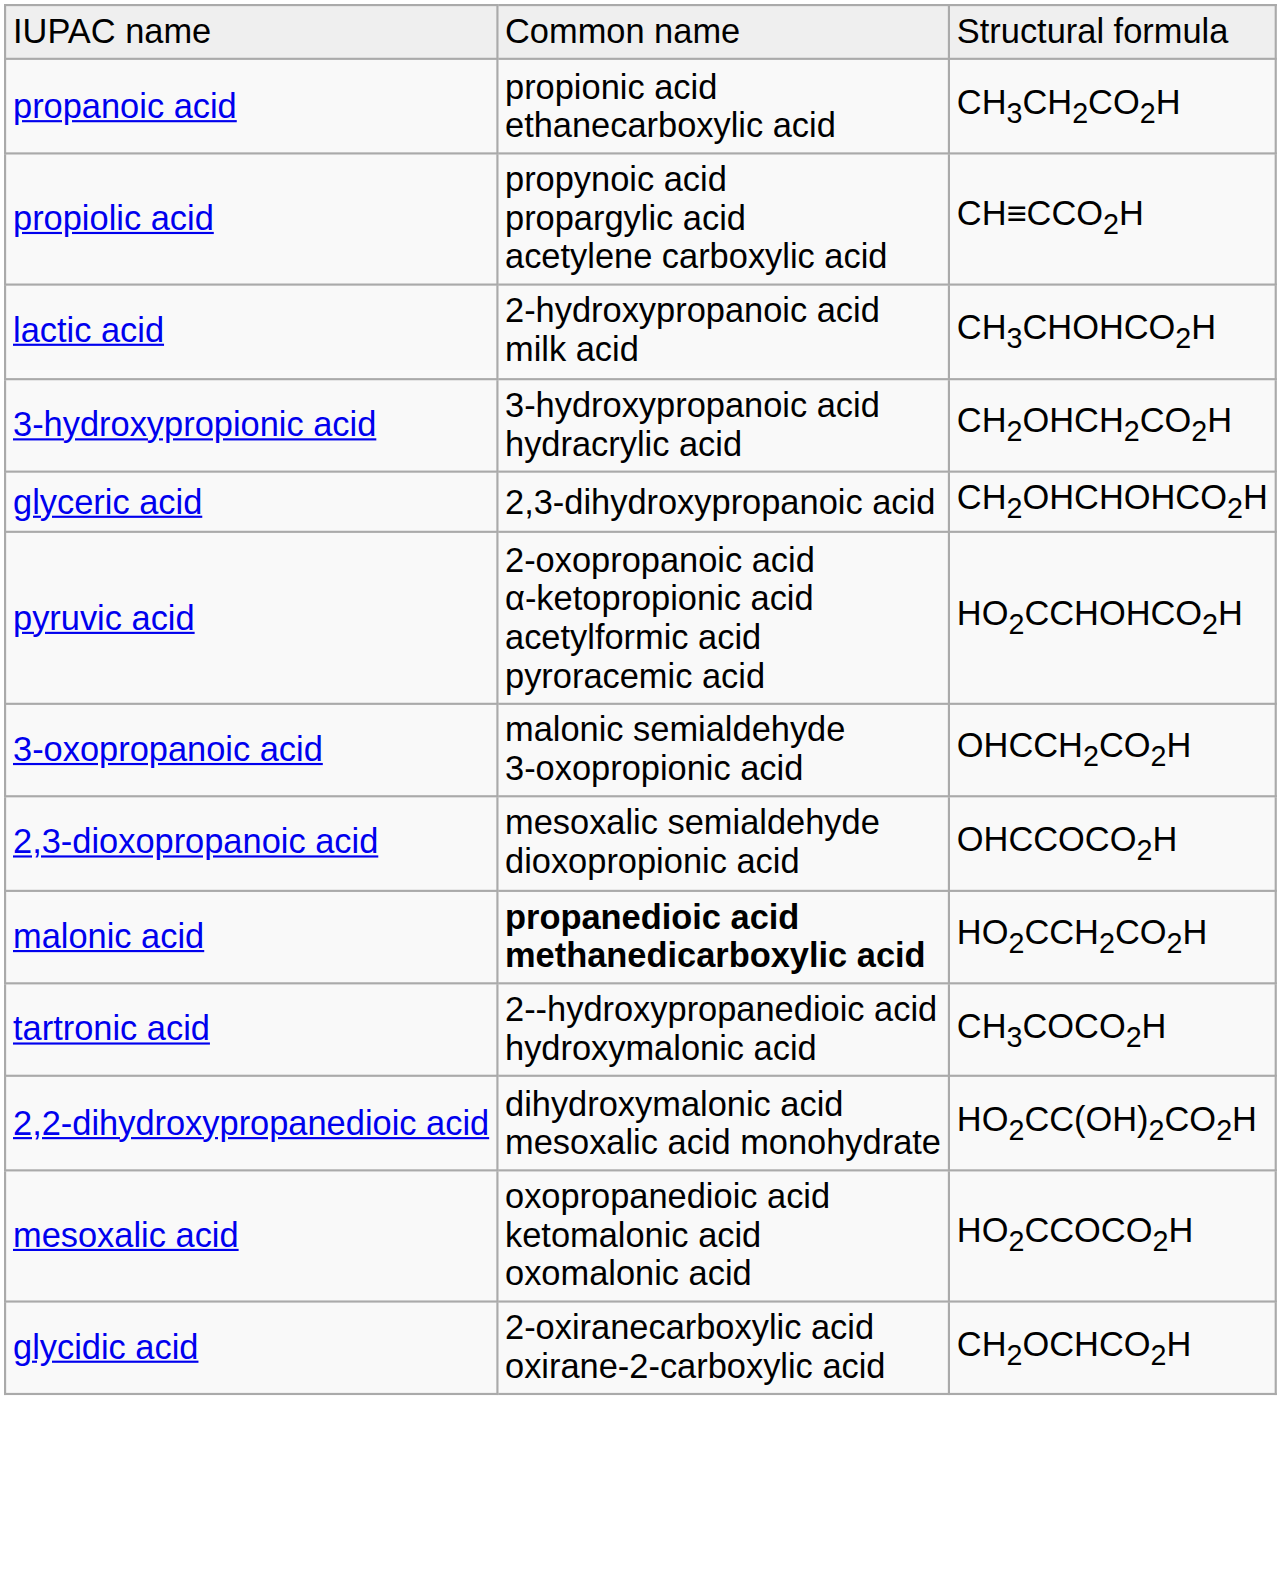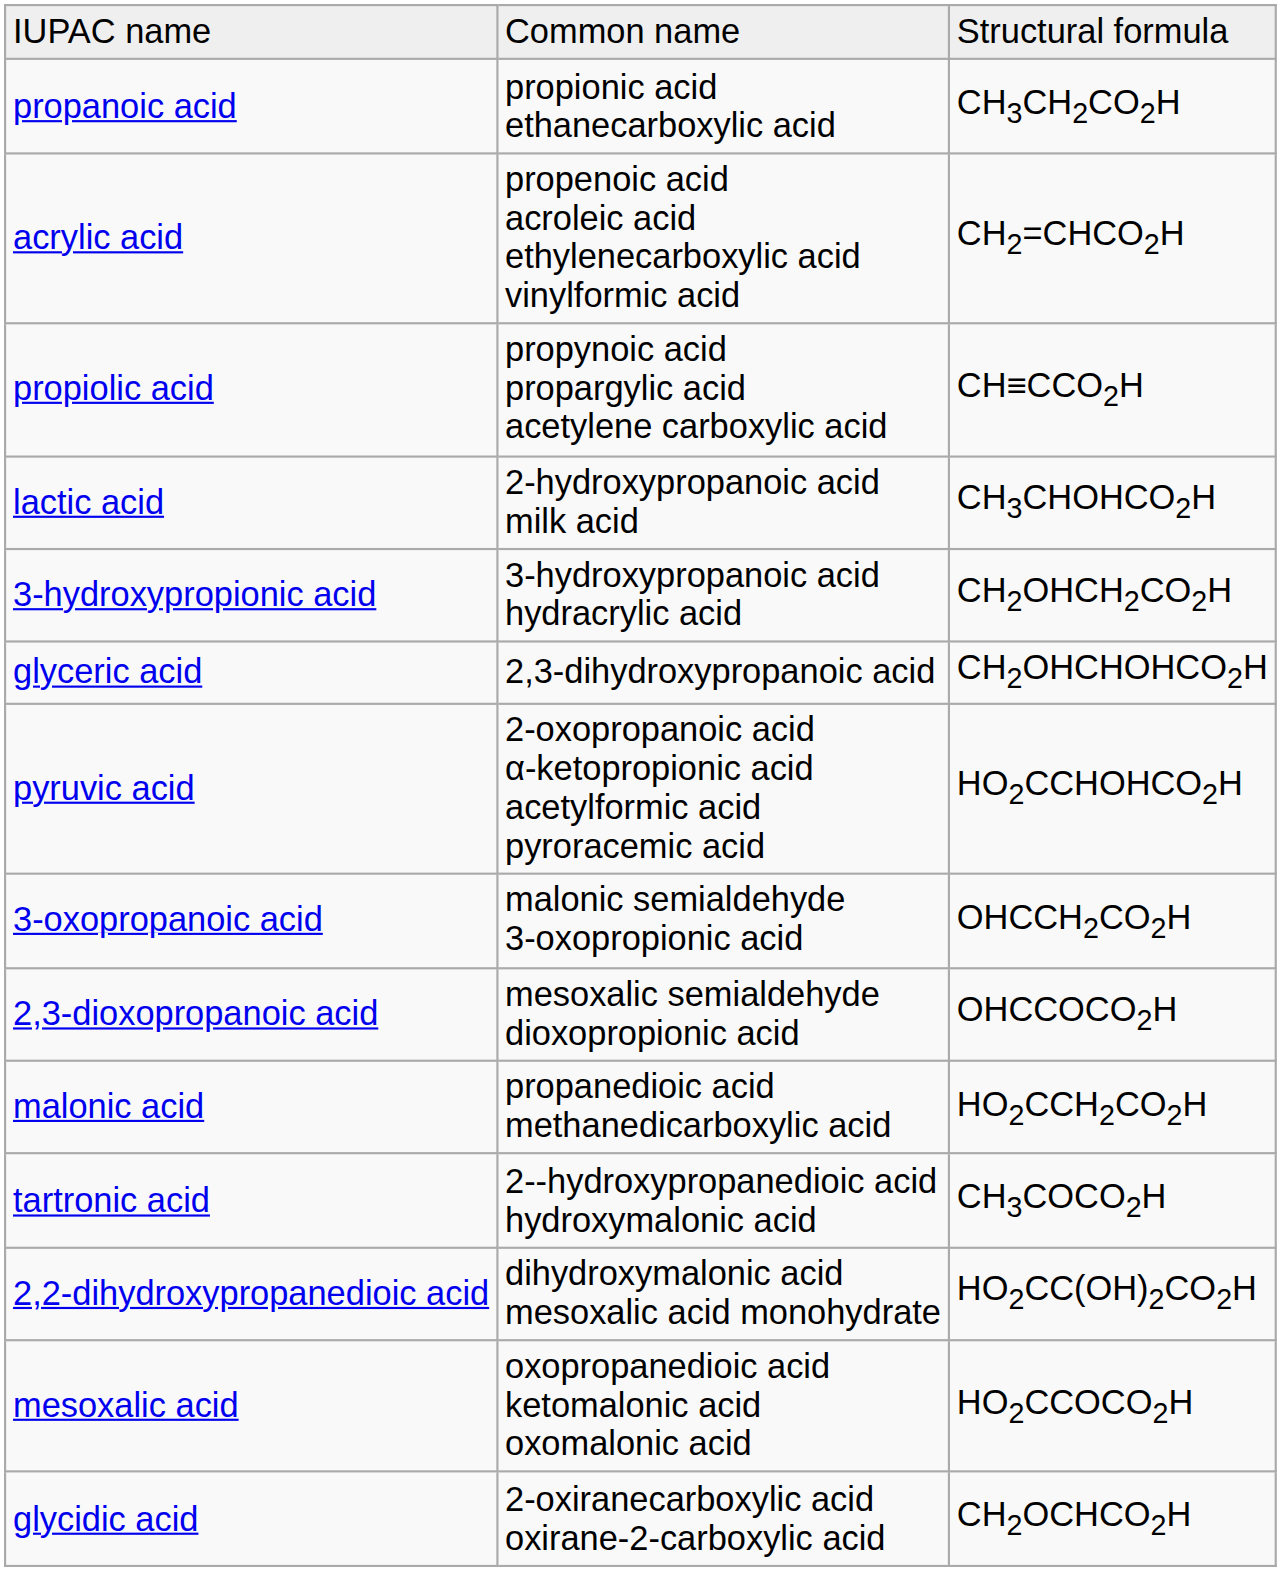+ row: (98, 237)
(715, 935) bold -> (698, 1106) normal
